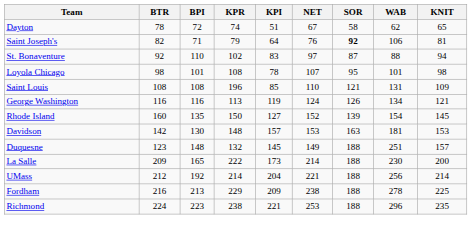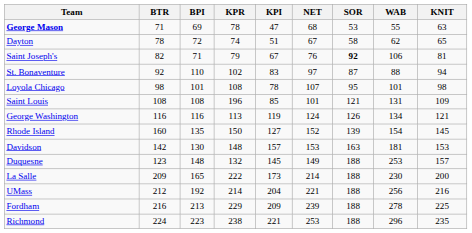+ row: (35, 27)
(274, 42) 64 -> (274, 57) 67
(312, 87) 110 -> (312, 102) 101
(396, 147) 251 -> (396, 161) 253
(442, 176) 214 -> (442, 191) 216
(312, 191) 238 -> (312, 206) 239
